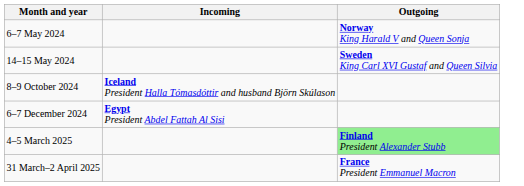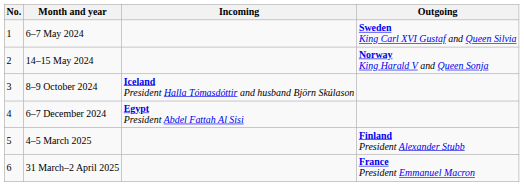+ column: (14, 12)
(405, 33) Norway King Harald V and Queen Sonja -> (438, 33) Sweden King Carl XVI Gustaf and Queen Silvia
(419, 60) Sweden King Carl XVI Gustaf and Queen Silvia -> (424, 60) Norway King Harald V and Queen Sonja
(393, 141) lightgreen background -> (412, 141) no background
